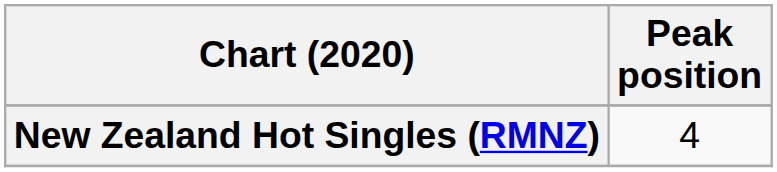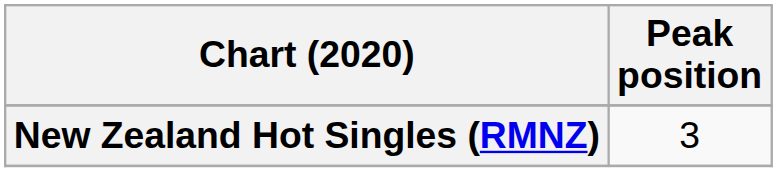(690, 135) 4 -> (690, 135) 3
